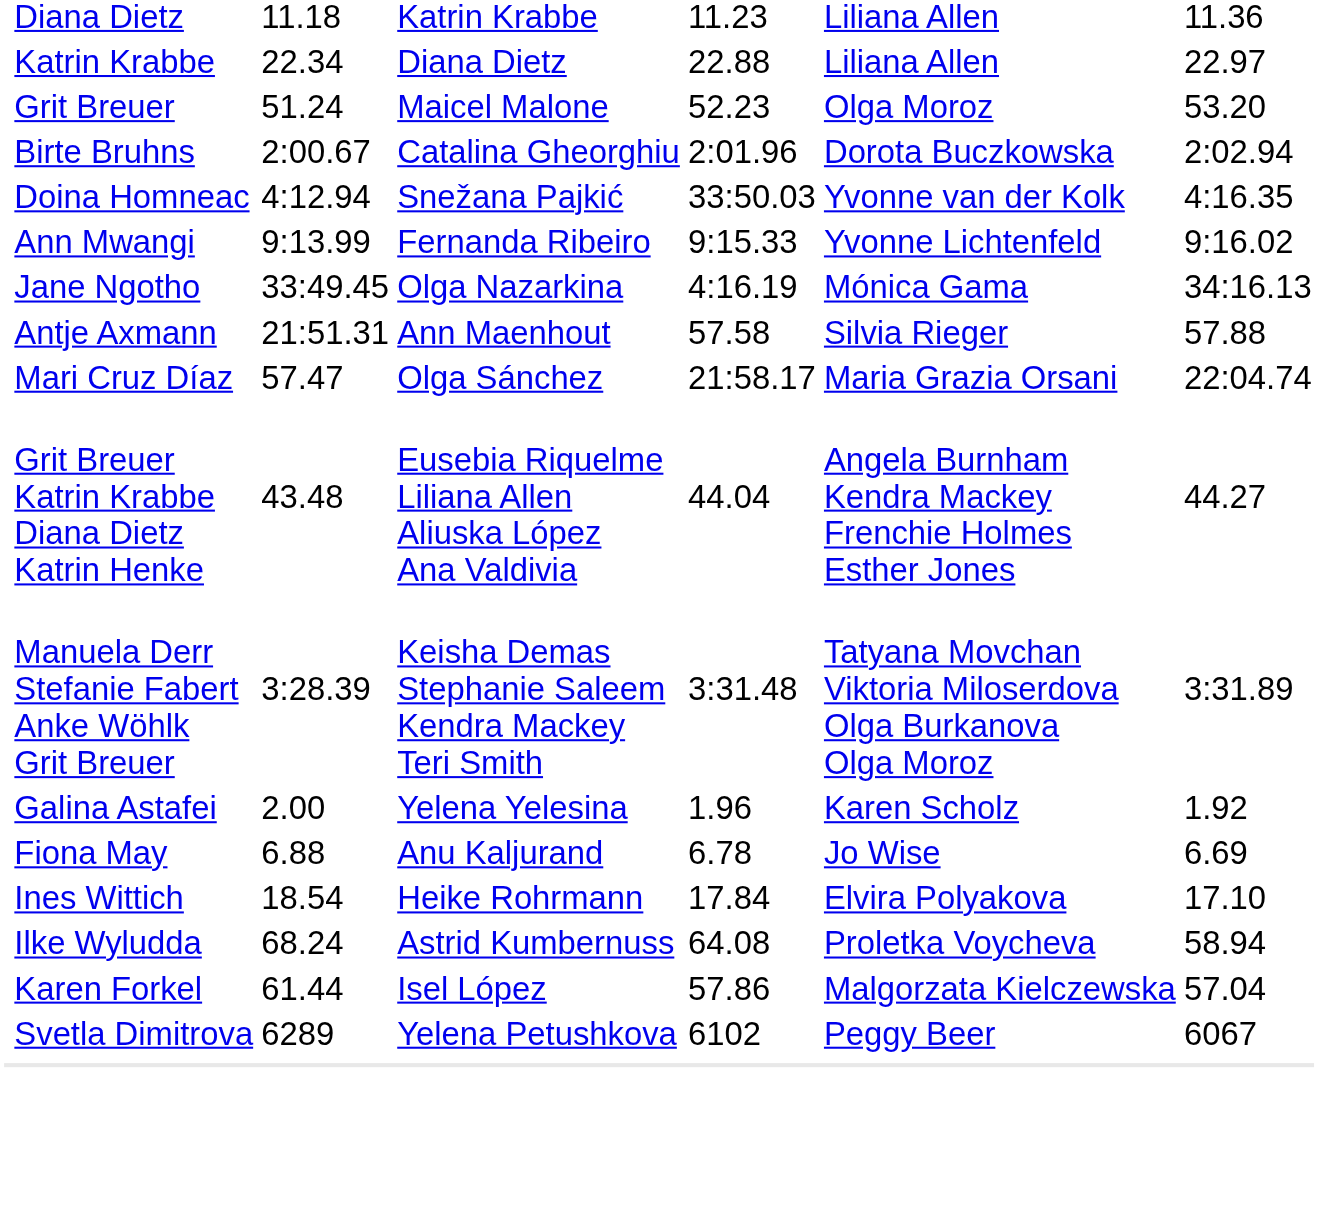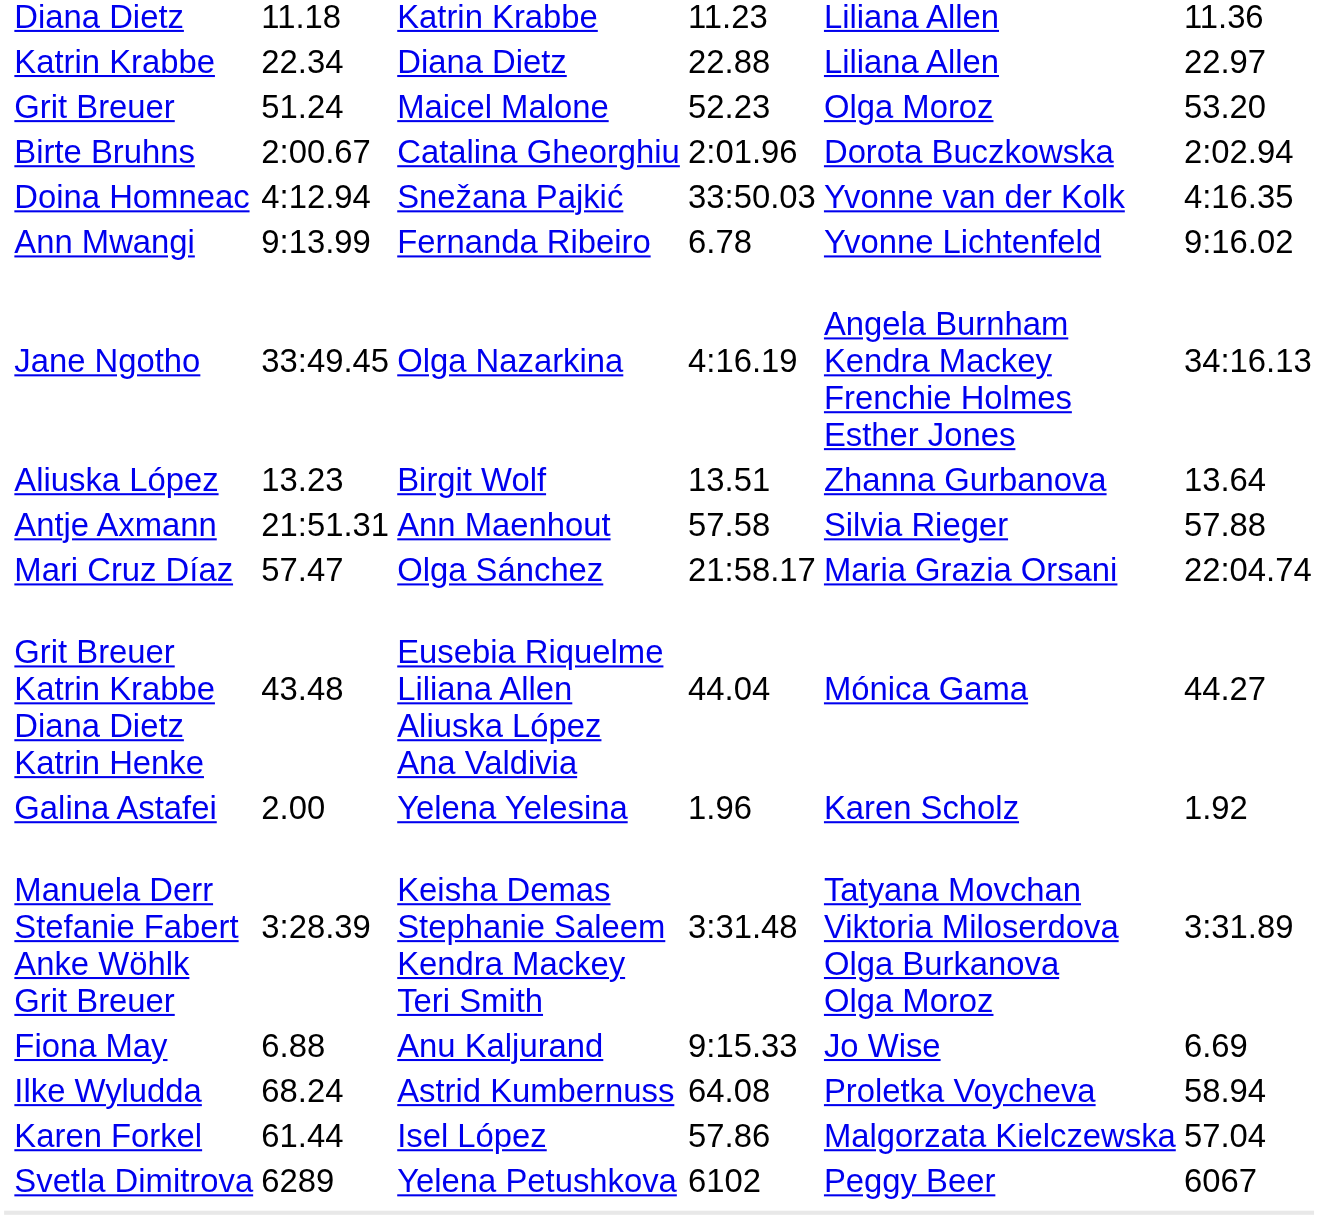(743, 242) 9:15.33 -> (720, 242) 6.78
(926, 287) Mónica Gama -> (948, 379) Angela Burnham Kendra Mackey Frenchie Holmes Esther Jones
+ row: (116, 480)
(948, 515) Angela Burnham Kendra Mackey Frenchie Holmes Esther Jones -> (926, 689) Mónica Gama
rows swapped: (126, 707) <-> (116, 808)
(720, 853) 6.78 -> (743, 1046) 9:15.33
- row: (99, 898)
